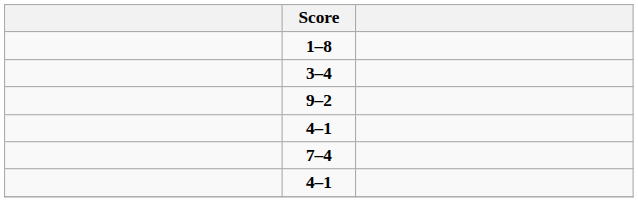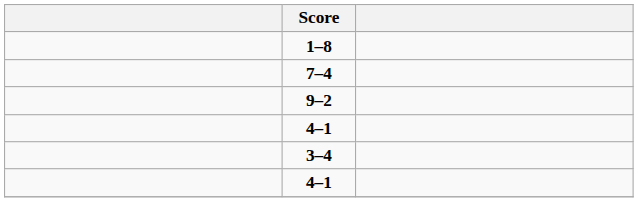rows swapped: (144, 73) <-> (144, 155)
